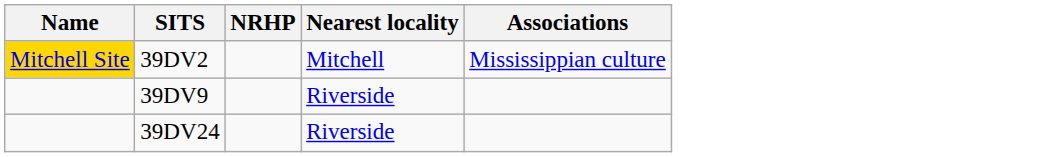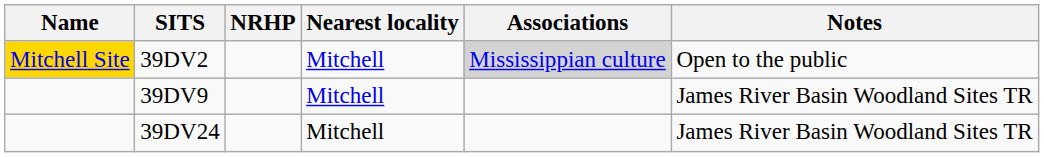+ column: (855, 22)
(568, 59) no background -> (568, 59) lightgrey background
(350, 95) Riverside -> (345, 95) Mitchell
(350, 132) Riverside -> (345, 132) Mitchell
